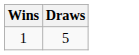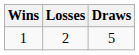+ column: (65, 15)
